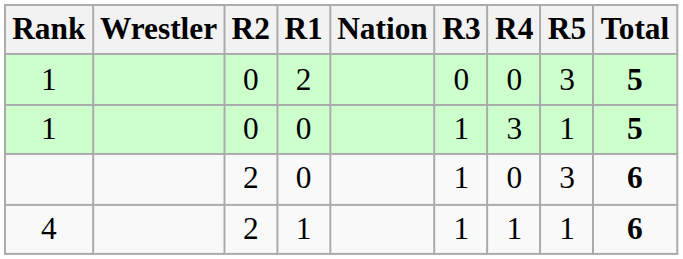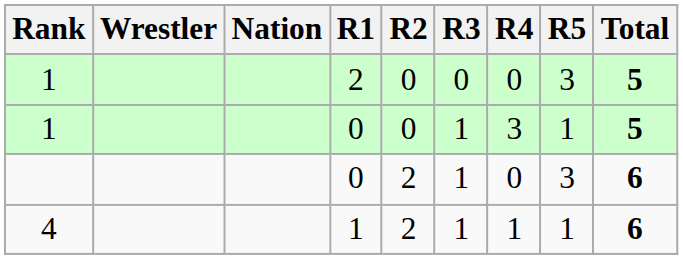columns swapped: (383, 29) <-> (251, 29)
